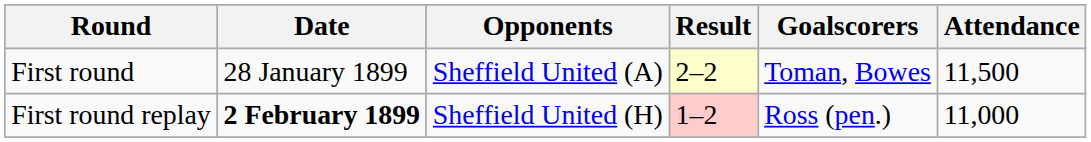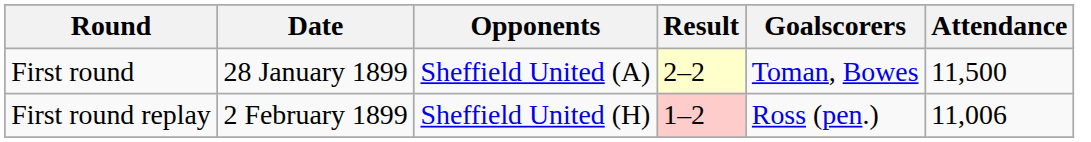(322, 114) bold -> (316, 114) normal
(981, 114) 11,000 -> (969, 114) 11,006
